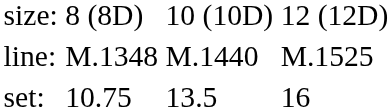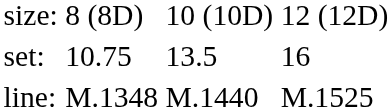rows swapped: (24, 97) <-> (30, 56)
